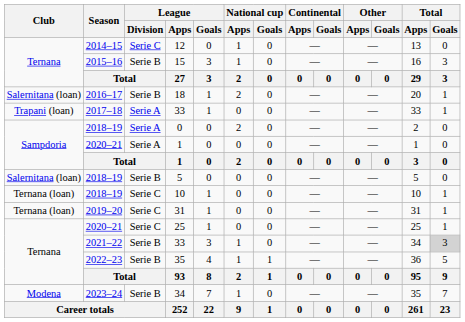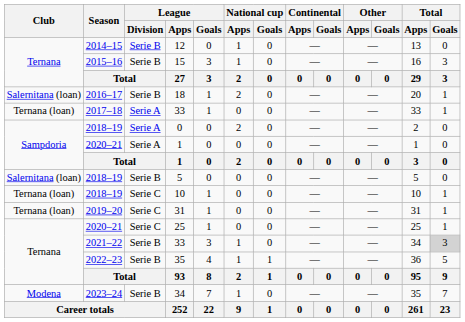(145, 45) Serie C -> (145, 45) Serie B
(44, 111) Trapani (loan) -> (44, 111) Ternana (loan)
